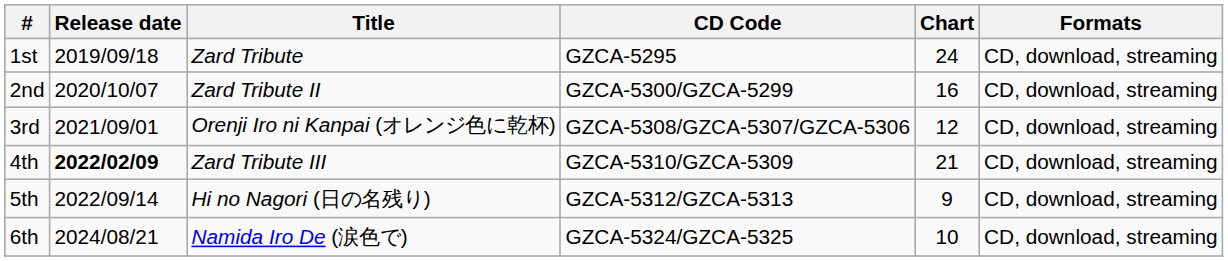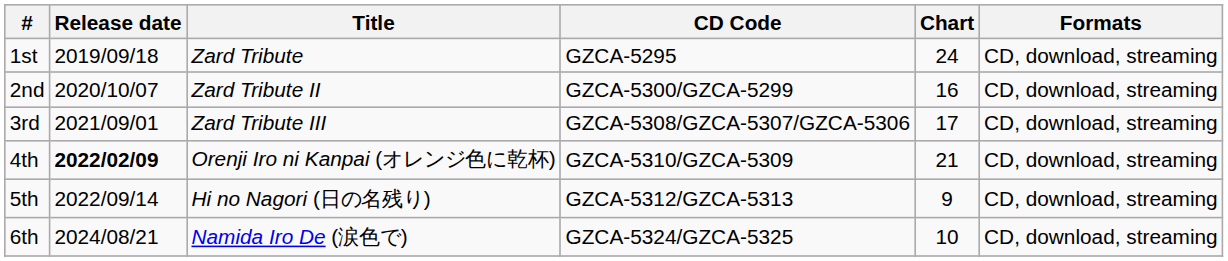(374, 125) Orenji Iro ni Kanpai (オレンジ色に乾杯) -> (259, 123) Zard Tribute III
(947, 126) 12 -> (947, 123) 17
(259, 162) Zard Tribute III -> (374, 159) Orenji Iro ni Kanpai (オレンジ色に乾杯)
